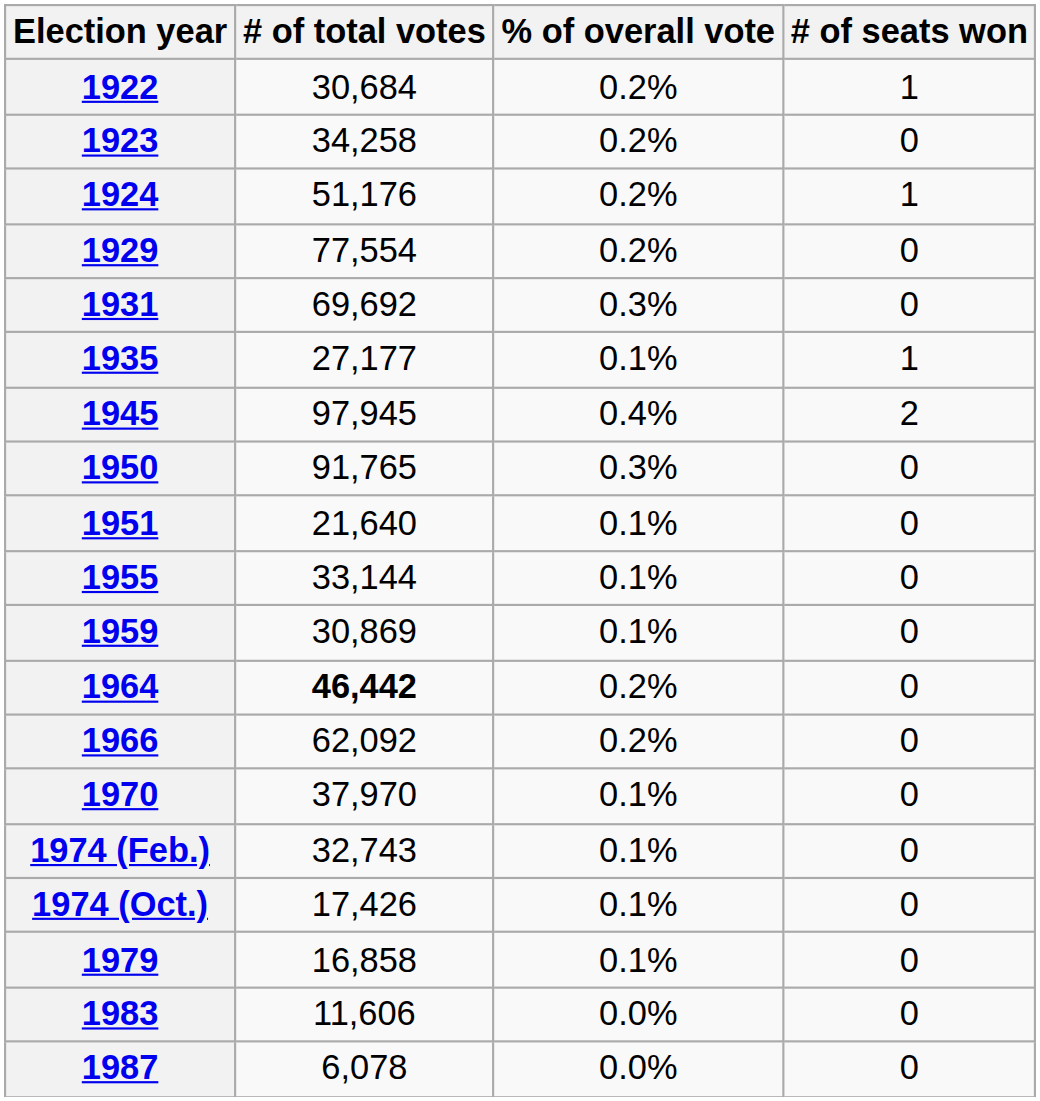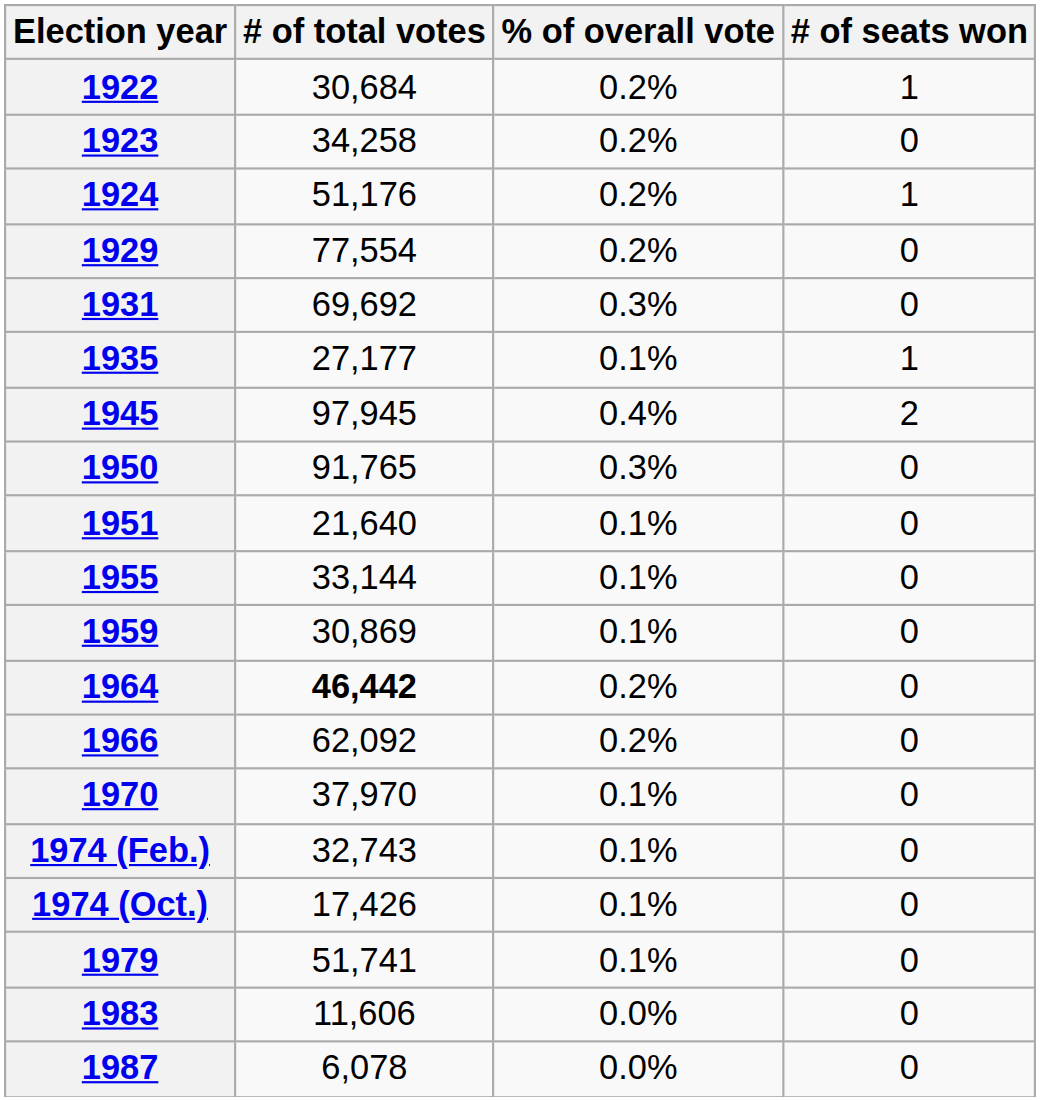(364, 959) 16,858 -> (364, 959) 51,741
